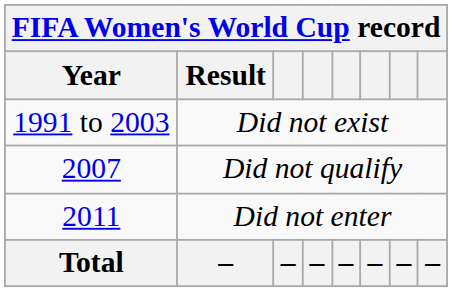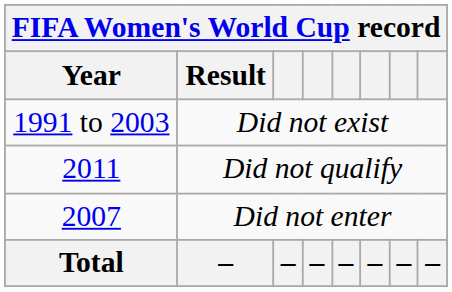(91, 168) 2007 -> (91, 168) 2011
(91, 215) 2011 -> (91, 215) 2007
